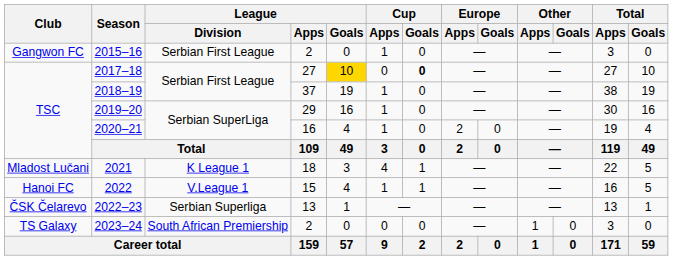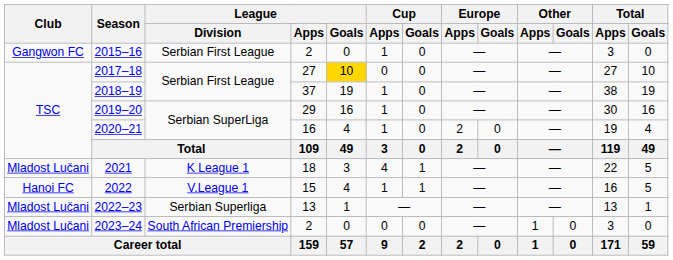(422, 71) bold -> (422, 71) normal
(48, 206) ČSK Čelarevo -> (48, 206) Mladost Lučani
(48, 226) TS Galaxy -> (48, 226) Mladost Lučani
